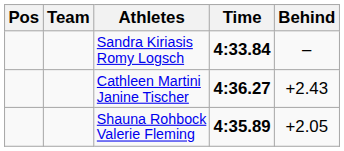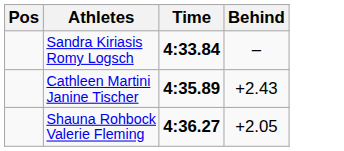- column: (68, 17)
(242, 88) 4:36.27 -> (192, 88) 4:35.89
(242, 126) 4:35.89 -> (192, 126) 4:36.27
